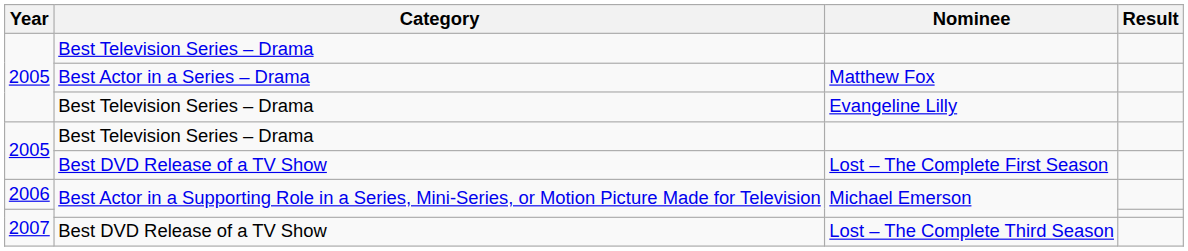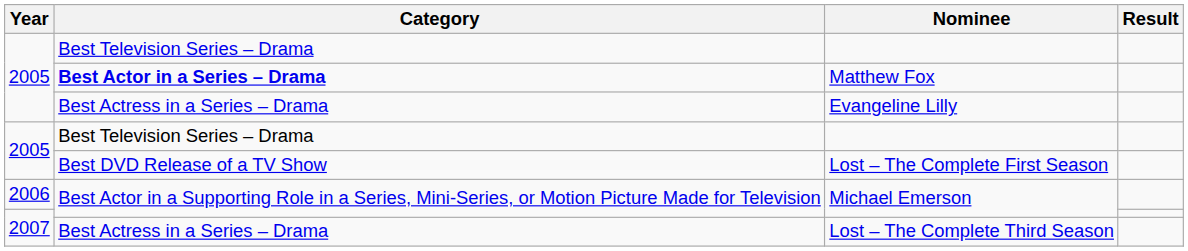(184, 77) normal -> (192, 77) bold
(186, 106) Best Television Series – Drama -> (193, 106) Best Actress in a Series – Drama
(193, 231) Best DVD Release of a TV Show -> (193, 231) Best Actress in a Series – Drama
